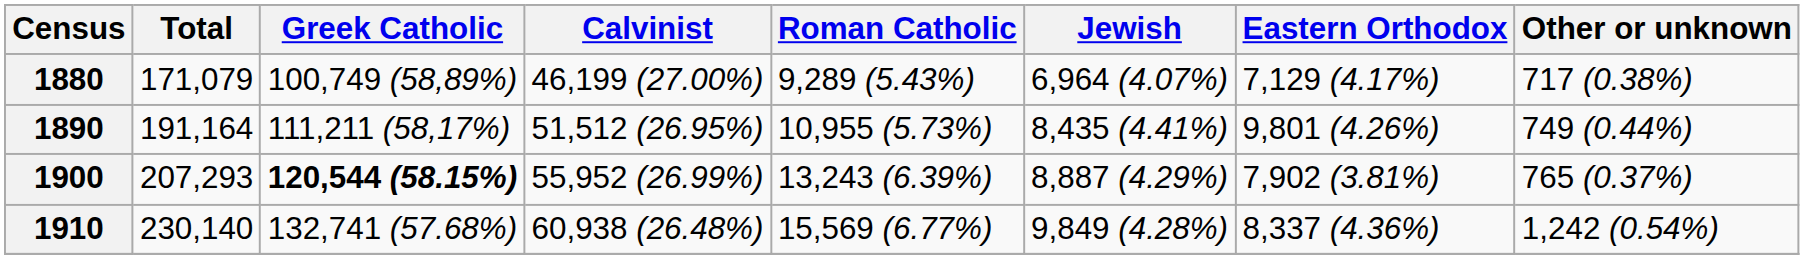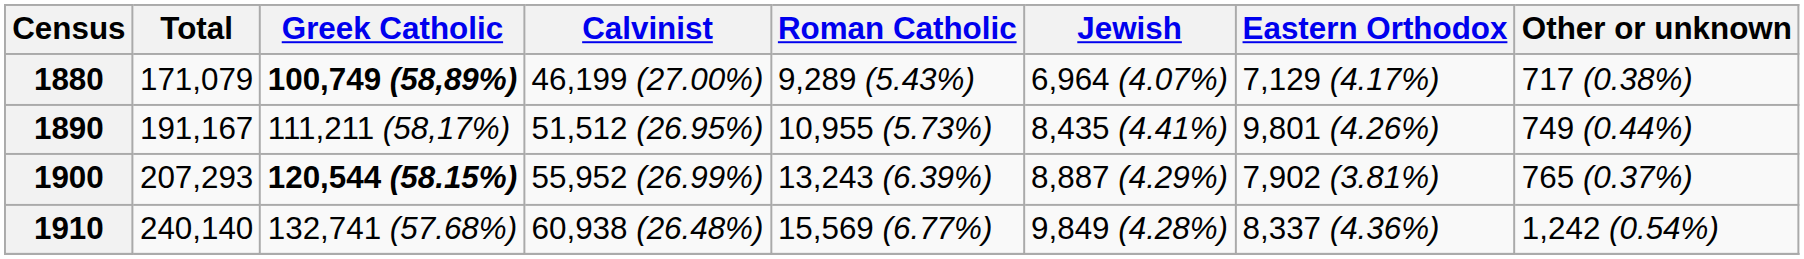(392, 79) normal -> (392, 79) bold
(197, 128) 191,164 -> (197, 128) 191,167
(197, 228) 230,140 -> (197, 228) 240,140
